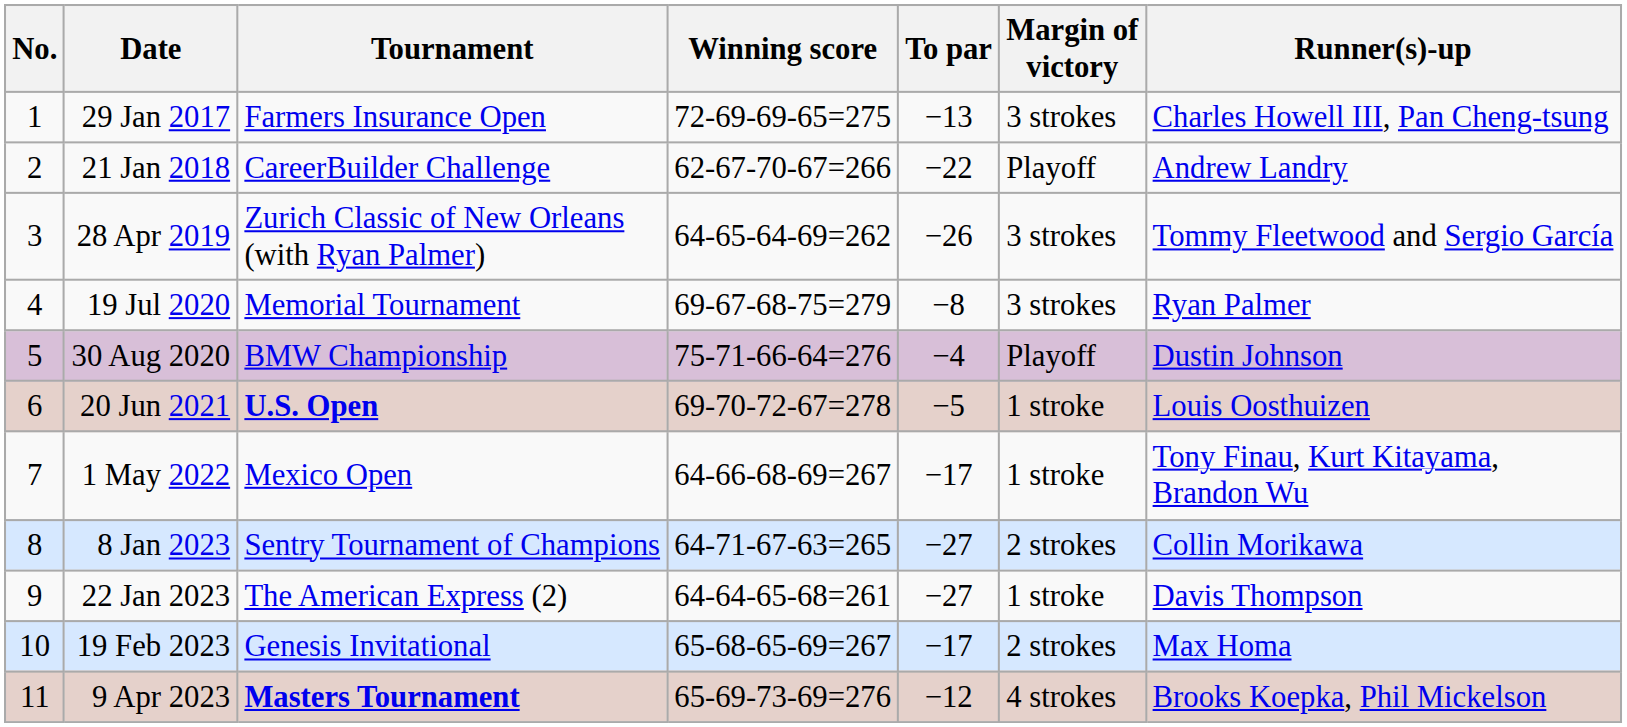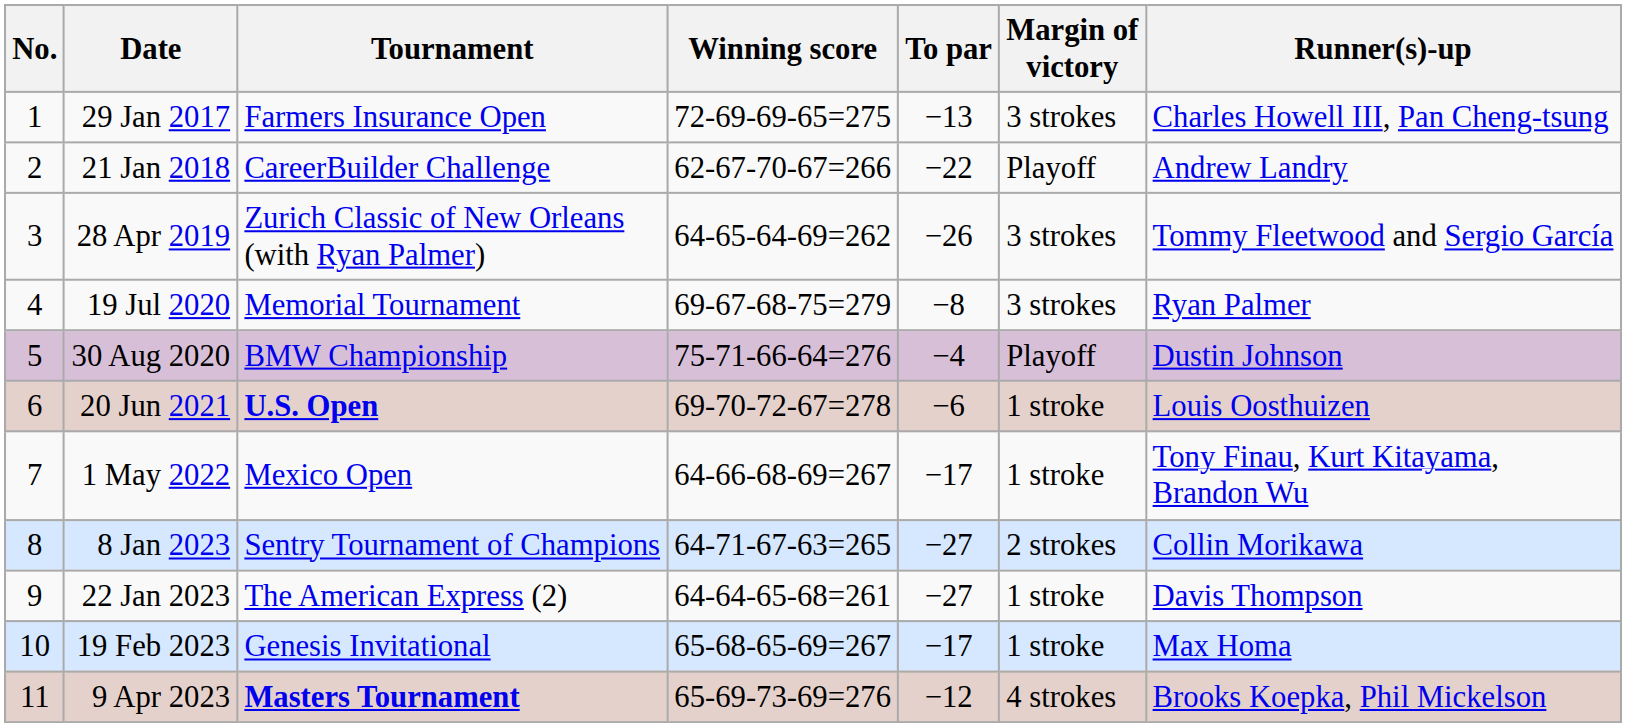(949, 406) −5 -> (949, 406) −6
(1061, 645) 2 strokes -> (1055, 645) 1 stroke
